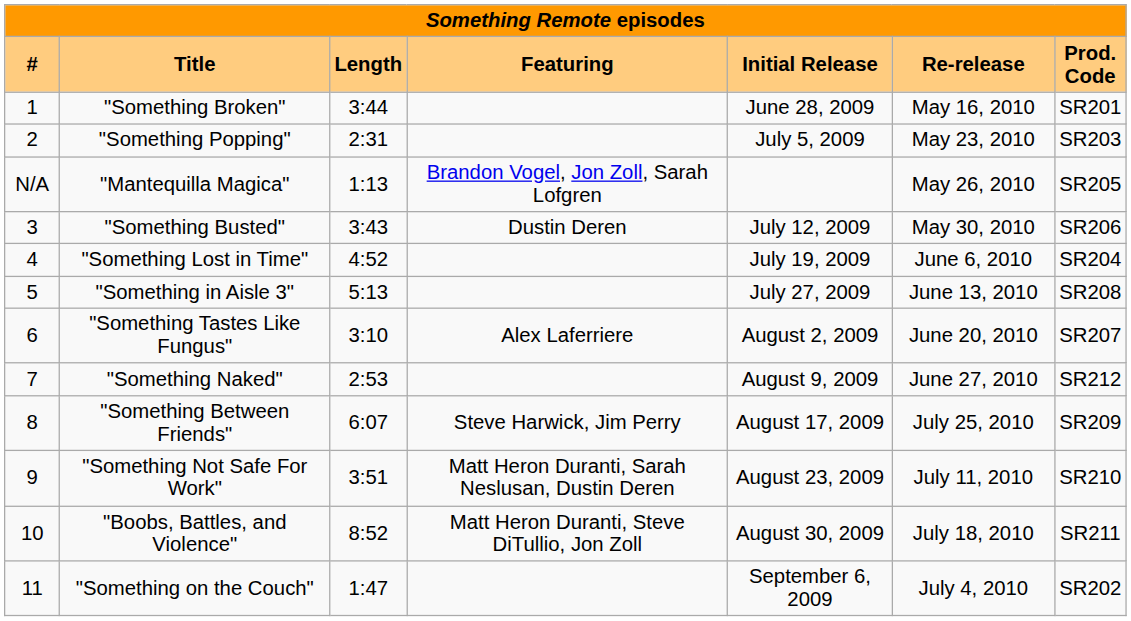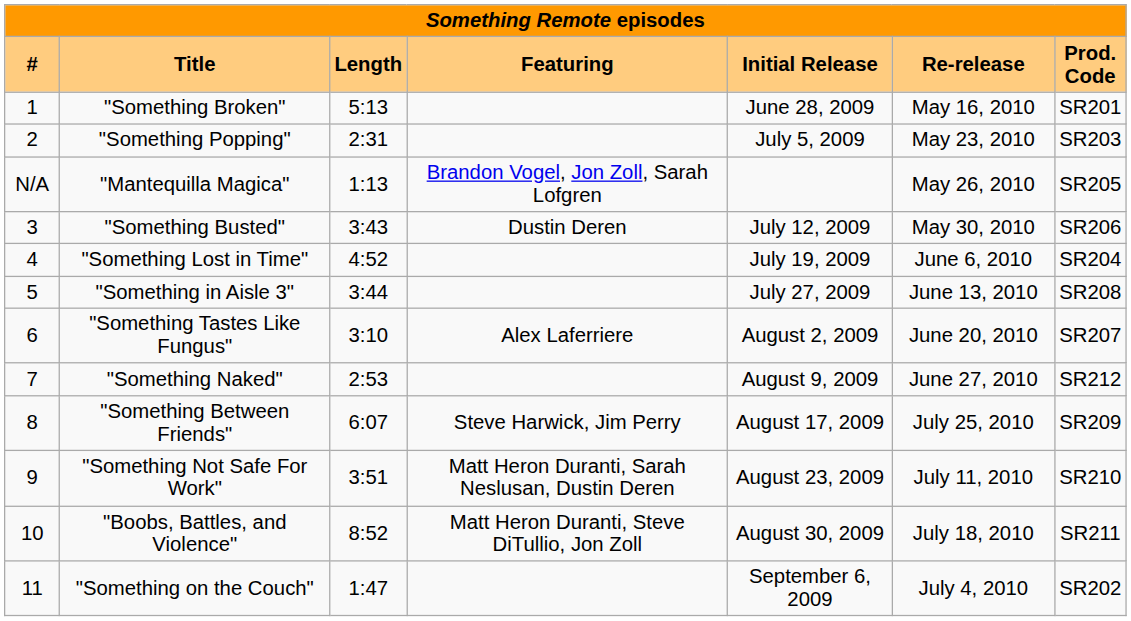(368, 107) 3:44 -> (368, 107) 5:13
(368, 291) 5:13 -> (368, 291) 3:44
